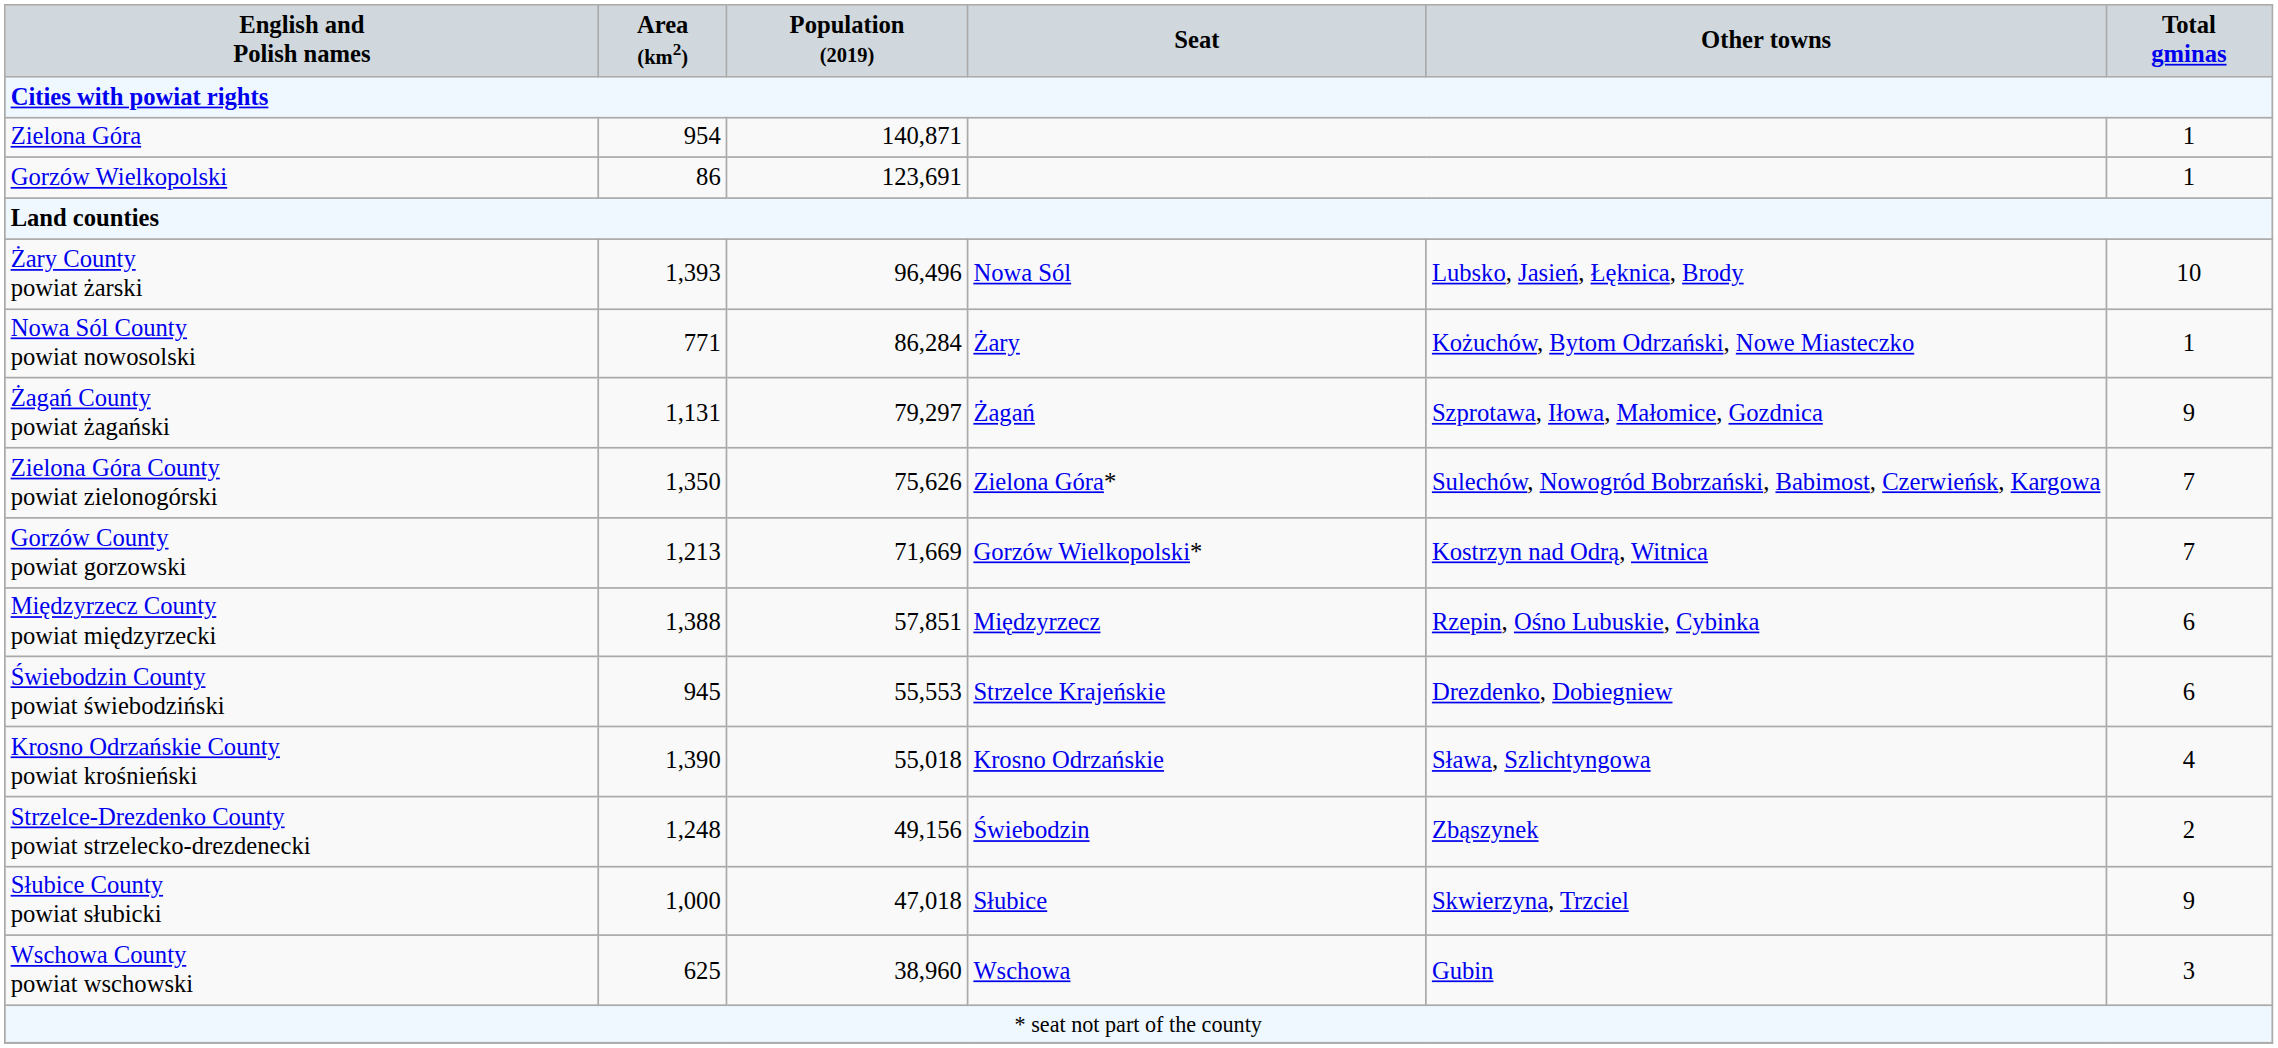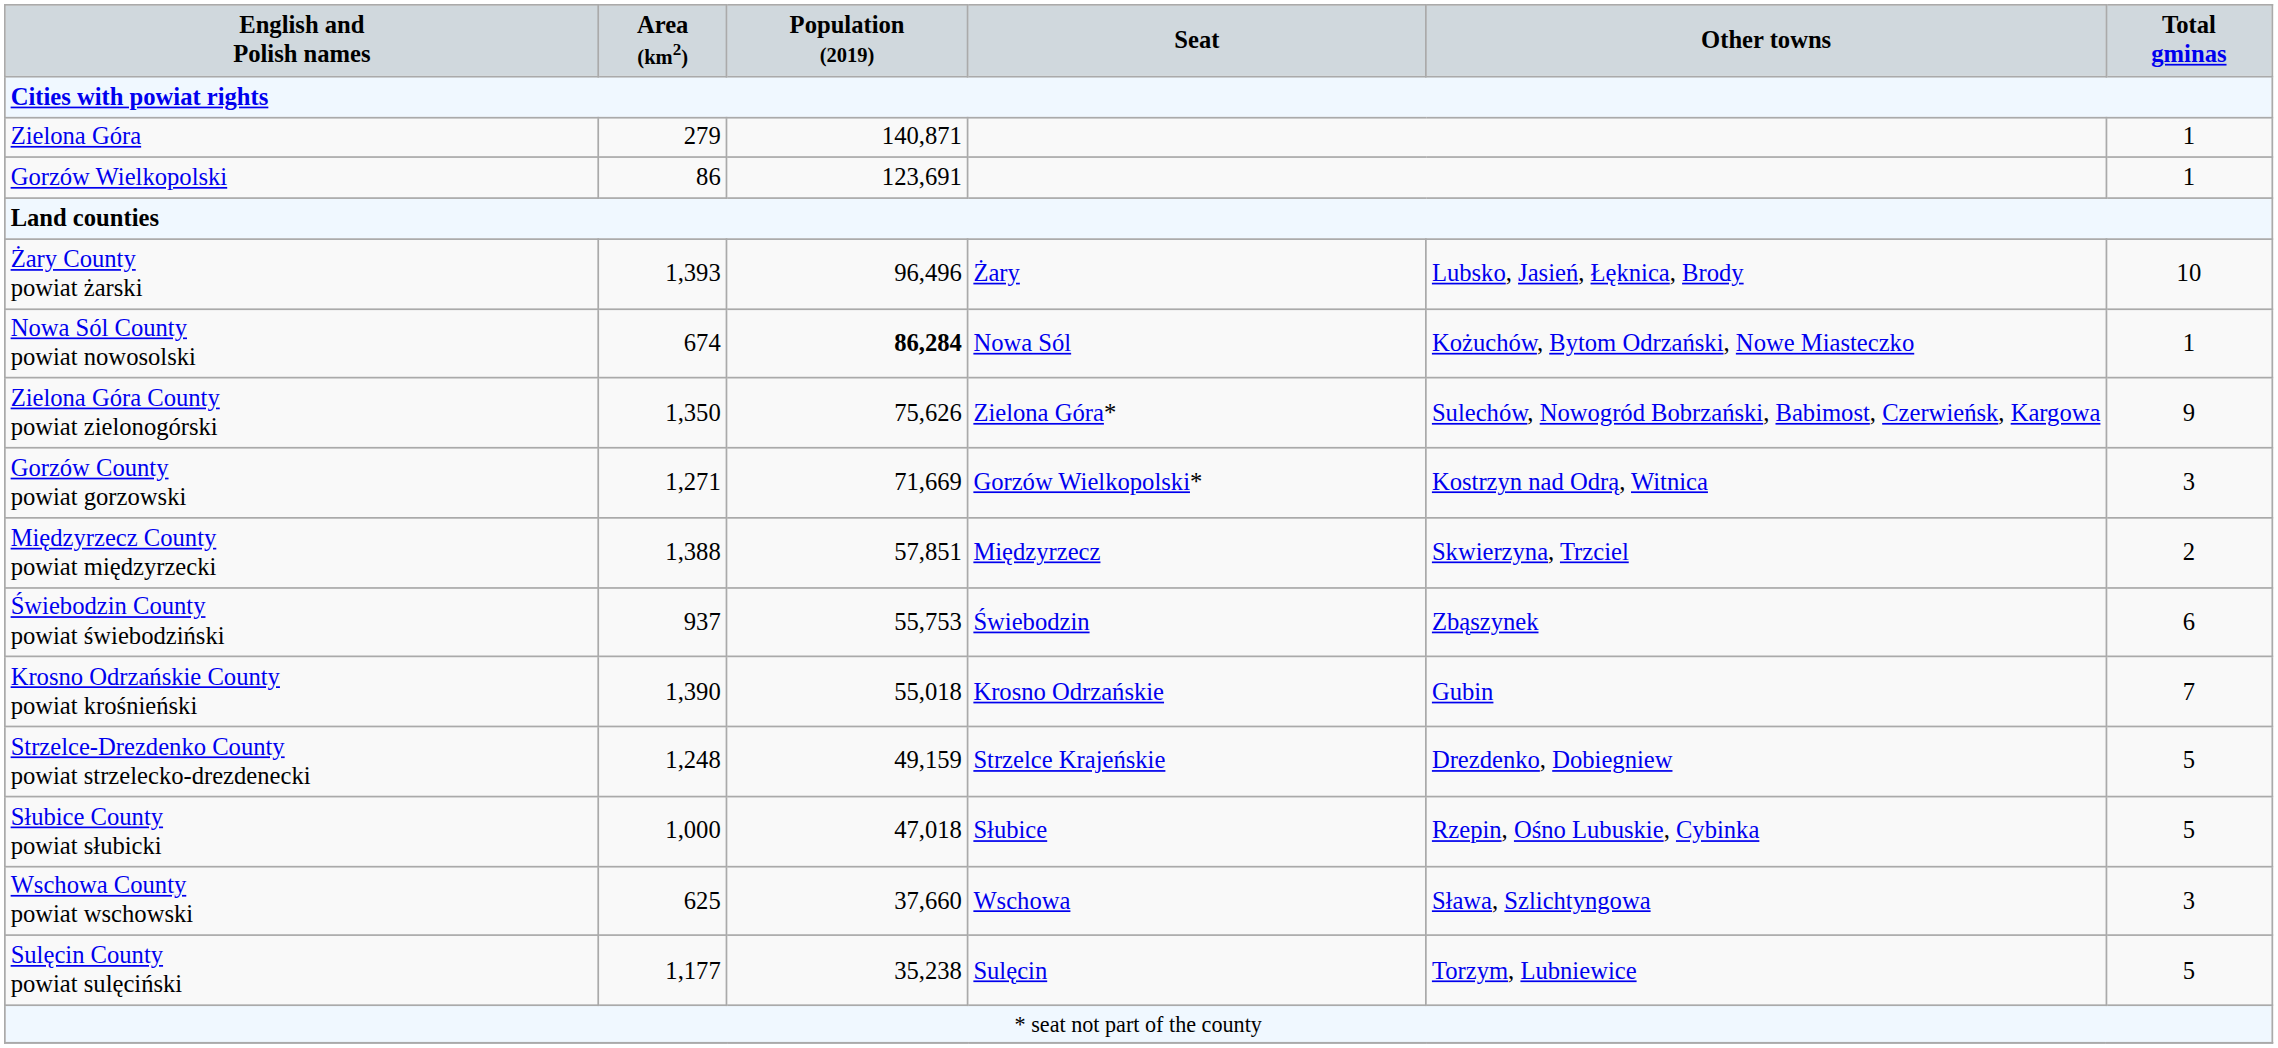(702, 137) 954 -> (702, 137) 279
(1022, 273) Nowa Sól -> (997, 273) Żary
(702, 343) 771 -> (702, 343) 674
(928, 343) normal -> (928, 343) bold
(997, 343) Żary -> (1022, 343) Nowa Sól
- row: (90, 412)
(2189, 482) 7 -> (2189, 412) 9
(693, 552) 1,213 -> (693, 482) 1,271
(2189, 552) 7 -> (2189, 482) 3
(1596, 621) Rzepin, Ośno Lubuskie, Cybinka -> (1530, 552) Skwierzyna, Trzciel
(2189, 621) 6 -> (2189, 552) 2
(702, 691) 945 -> (702, 621) 937
(928, 691) 55,553 -> (928, 621) 55,753
(1069, 691) Strzelce Krajeńskie -> (1031, 621) Świebodzin
(1552, 691) Drezdenko, Dobiegniew -> (1485, 621) Zbąszynek
(1541, 761) Sława, Szlichtyngowa -> (1463, 691) Gubin
(2189, 761) 4 -> (2189, 691) 7
(928, 831) 49,156 -> (928, 761) 49,159
(1031, 831) Świebodzin -> (1069, 761) Strzelce Krajeńskie
(1485, 831) Zbąszynek -> (1552, 761) Drezdenko, Dobiegniew
(2189, 831) 2 -> (2189, 761) 5
(1530, 900) Skwierzyna, Trzciel -> (1596, 831) Rzepin, Ośno Lubuskie, Cybinka
(2189, 900) 9 -> (2189, 831) 5
(928, 970) 38,960 -> (928, 900) 37,660
(1463, 970) Gubin -> (1541, 900) Sława, Szlichtyngowa
+ row: (96, 970)
